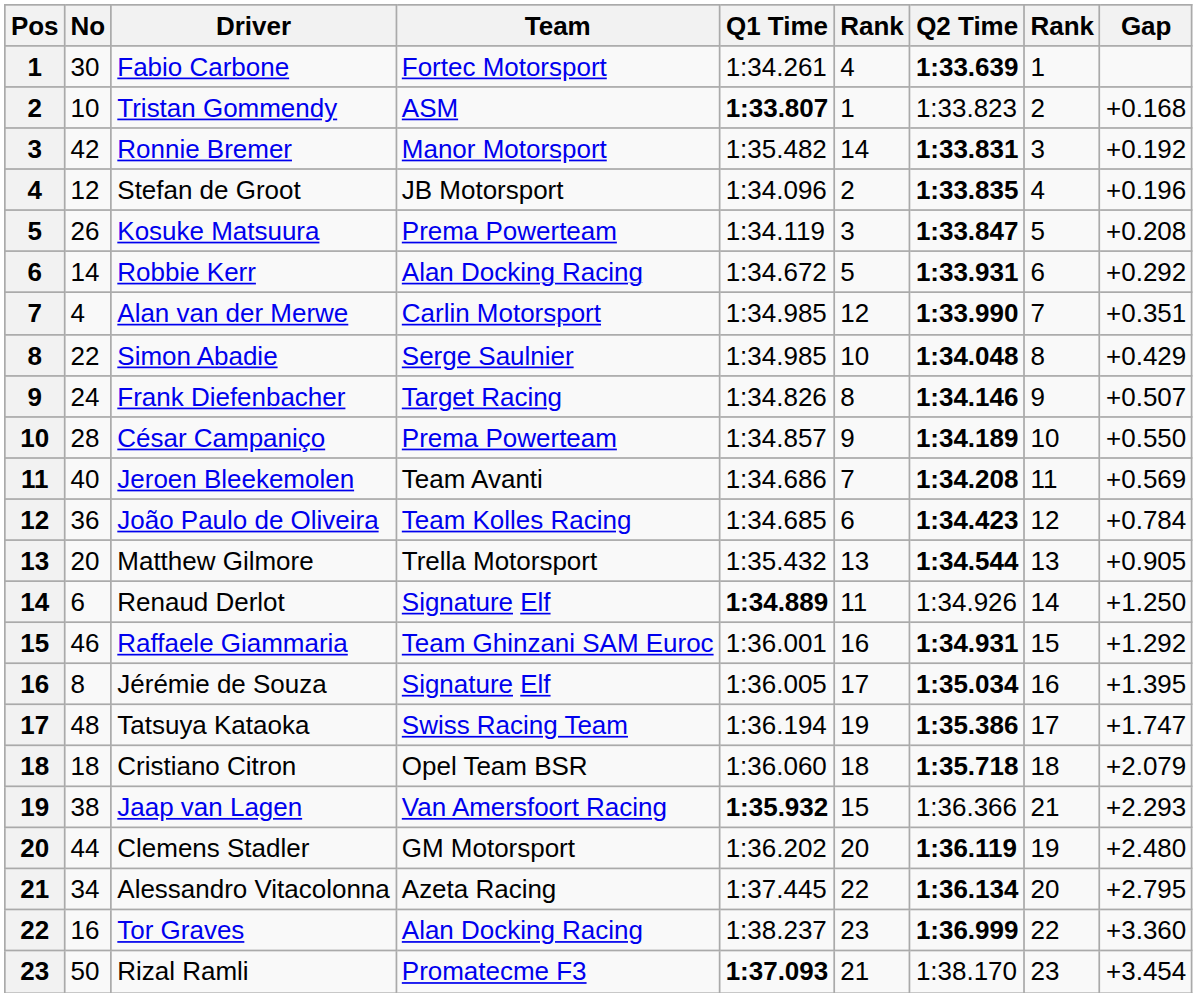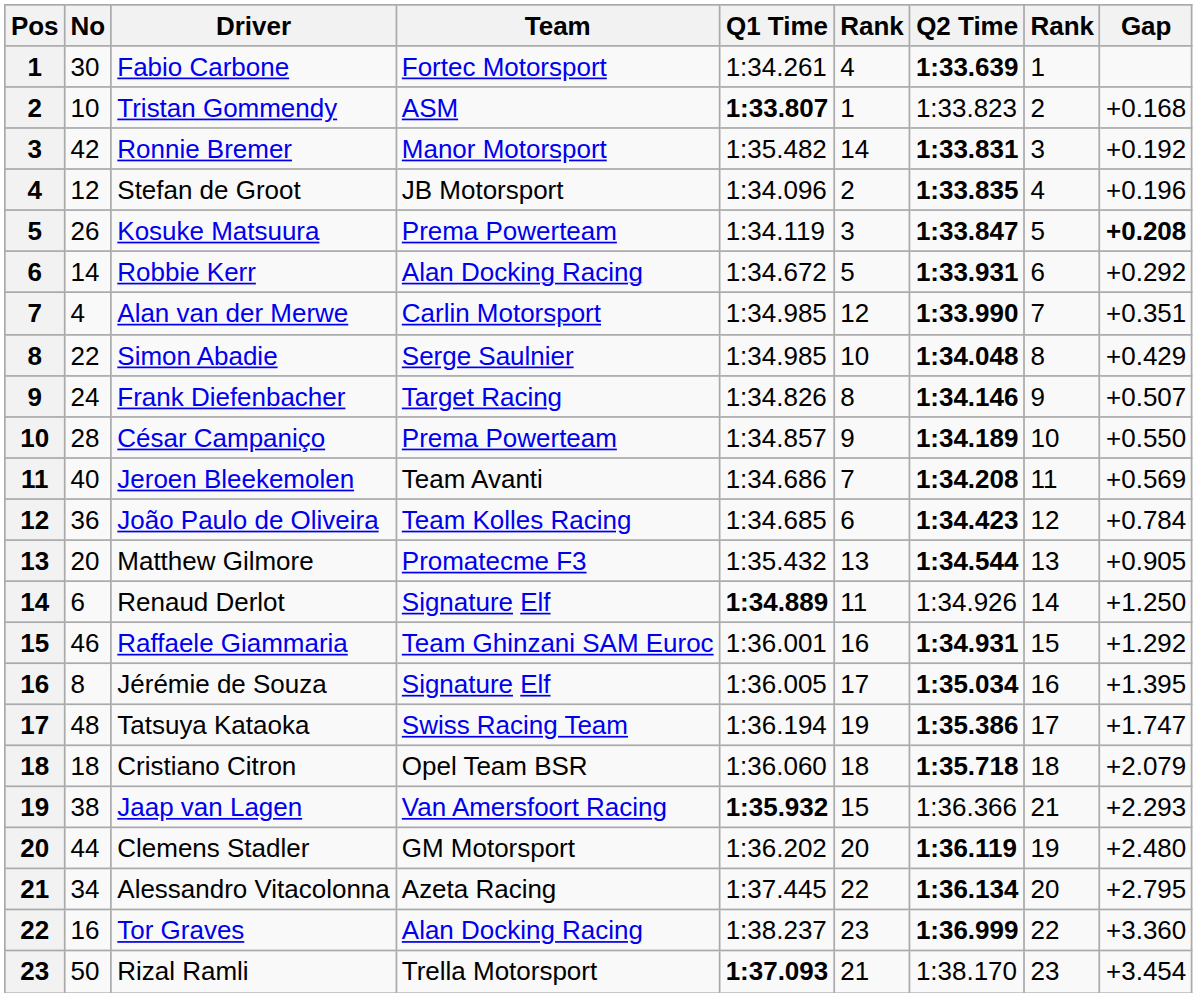(1146, 231) normal -> (1146, 231) bold
(499, 561) Trella Motorsport -> (494, 561) Promatecme F3
(494, 972) Promatecme F3 -> (499, 972) Trella Motorsport
